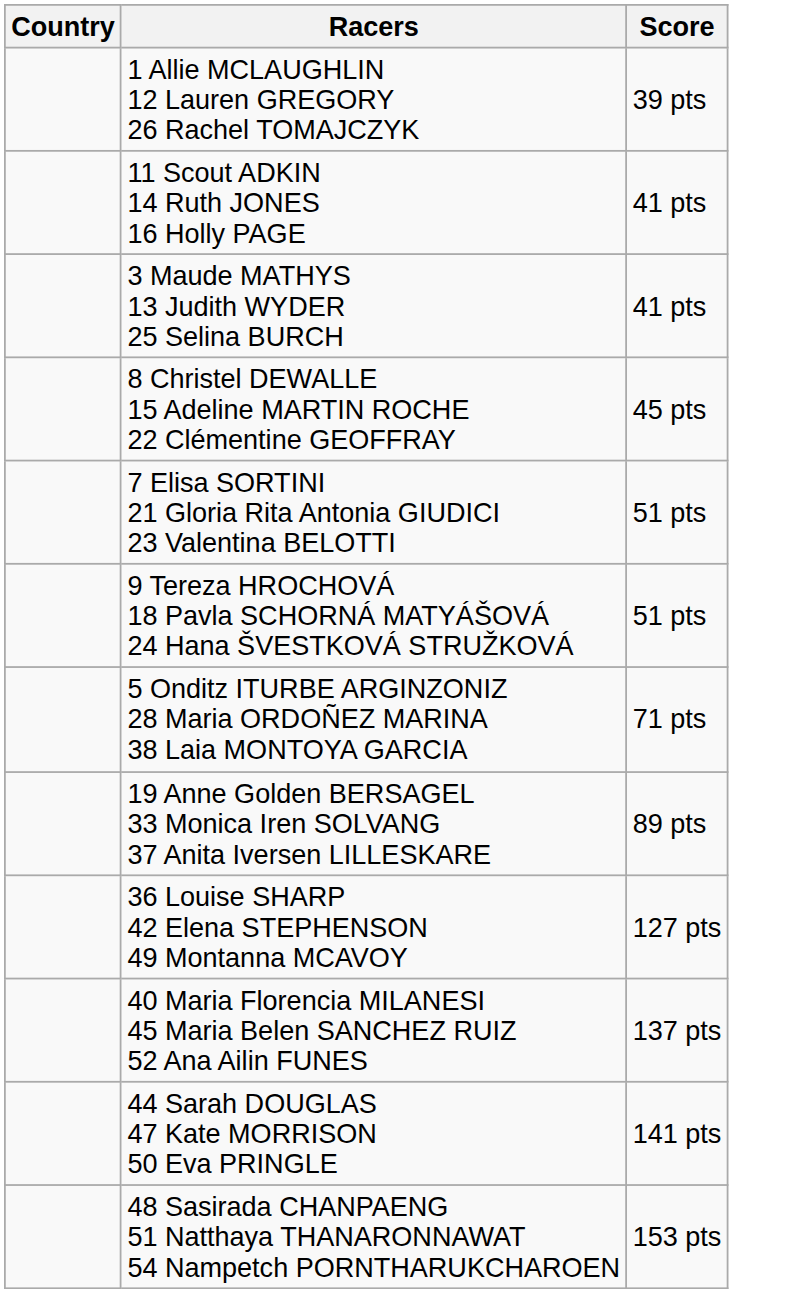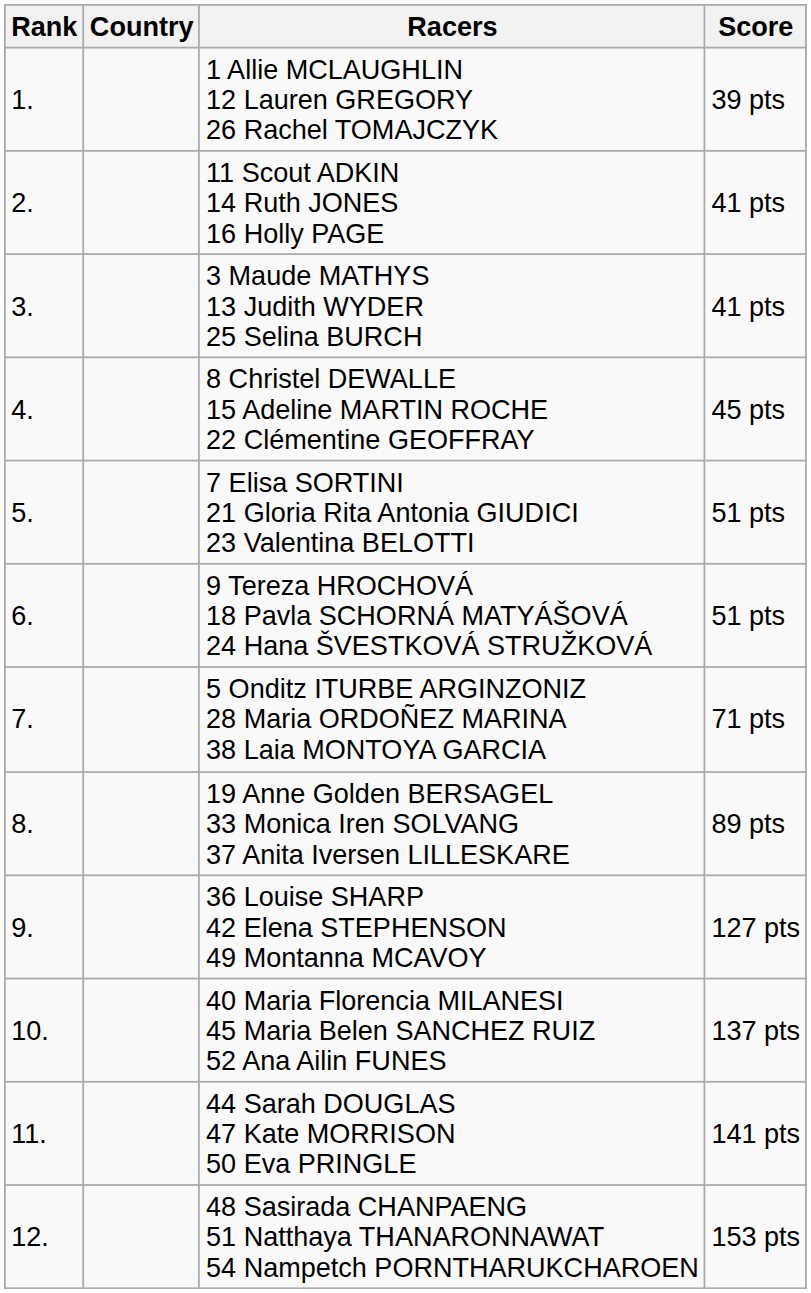+ column: (44, 26)
